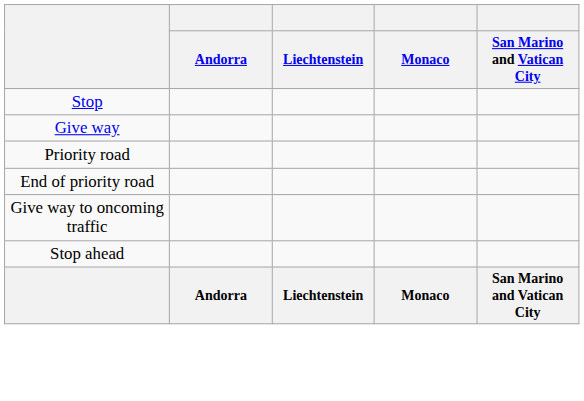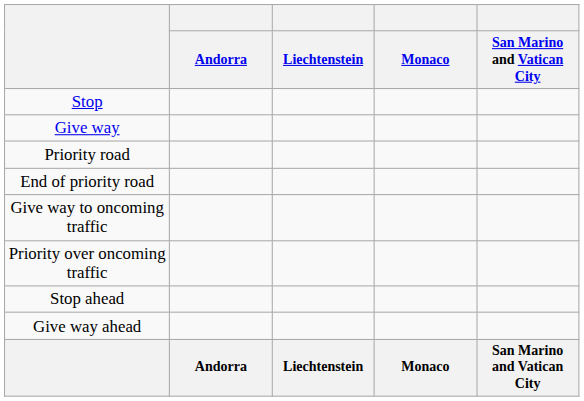+ row: (87, 263)
+ row: (87, 325)
